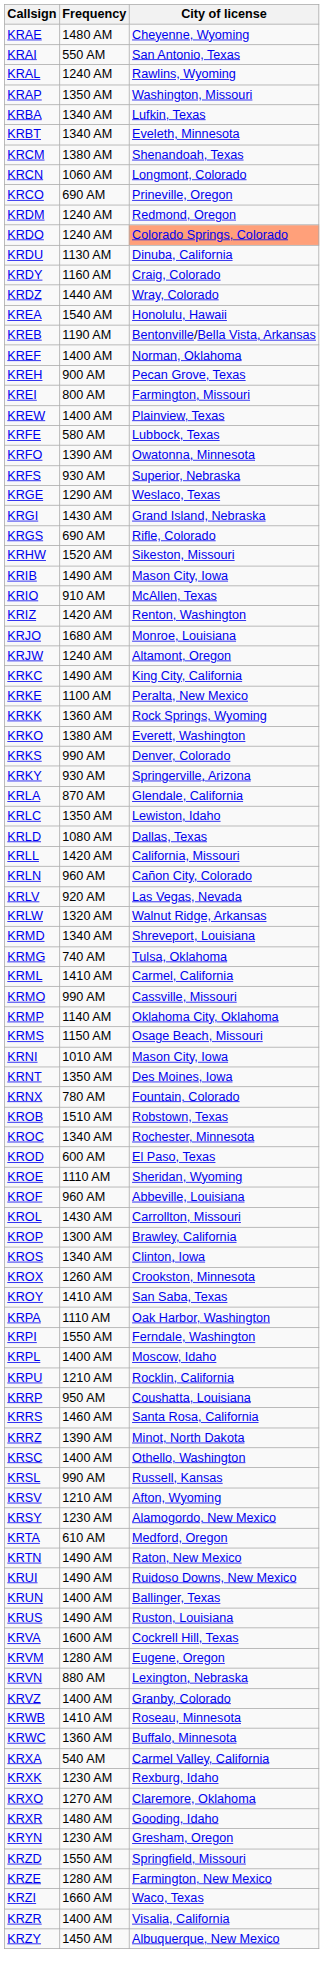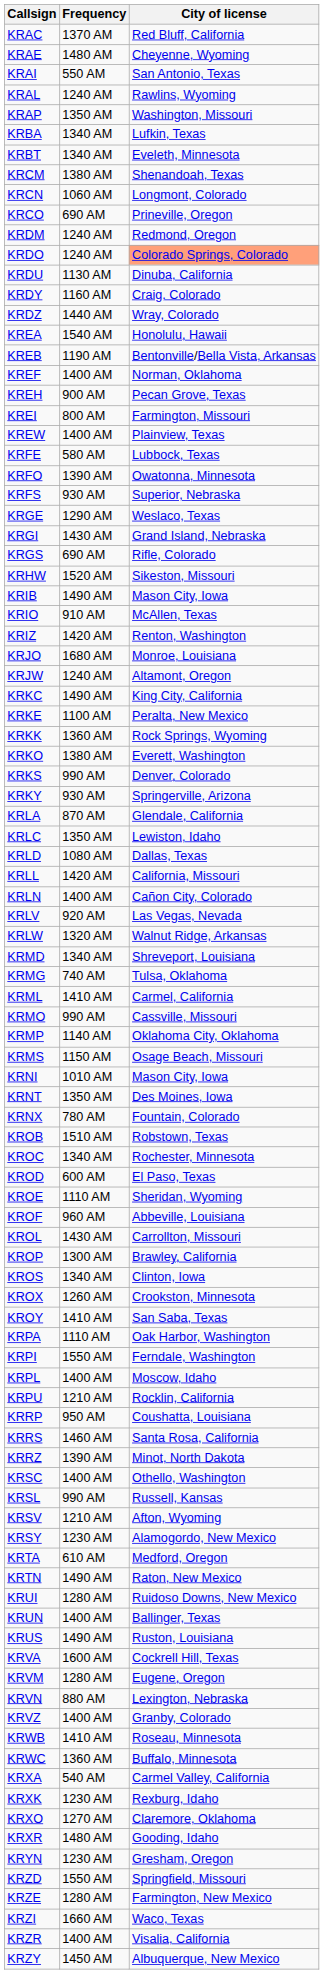+ row: (25, 34)
(84, 876) 960 AM -> (87, 896) 1400 AM
(87, 1578) 1490 AM -> (87, 1598) 1280 AM
